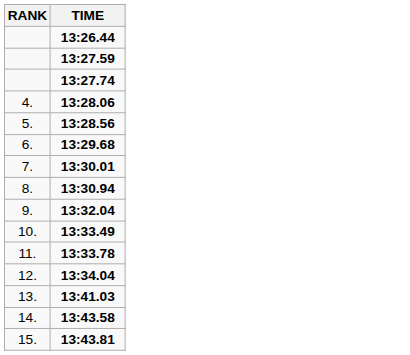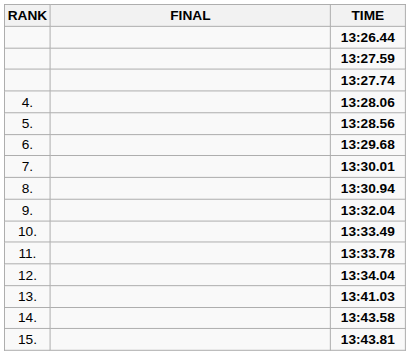+ column: (190, 16)
